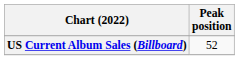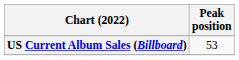(212, 45) 52 -> (212, 45) 53
